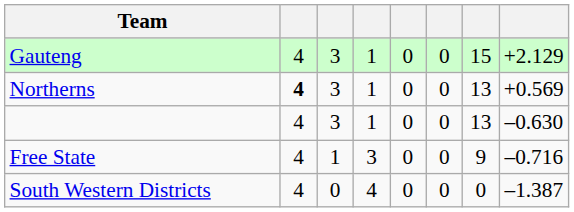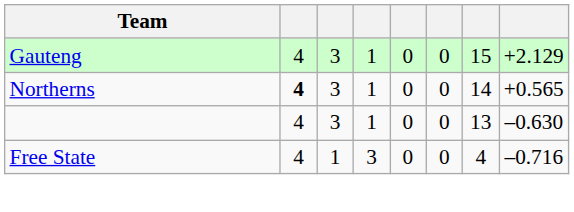(481, 88) 13 -> (481, 88) 14
(534, 88) +0.569 -> (534, 88) +0.565
(481, 156) 9 -> (481, 156) 4
- row: (110, 190)
